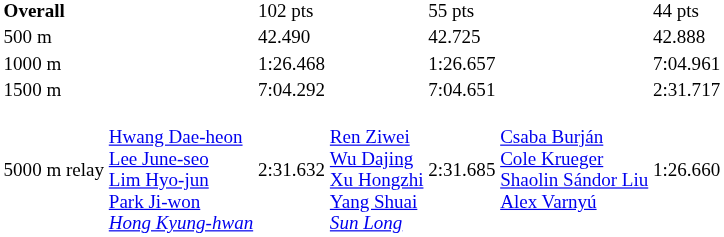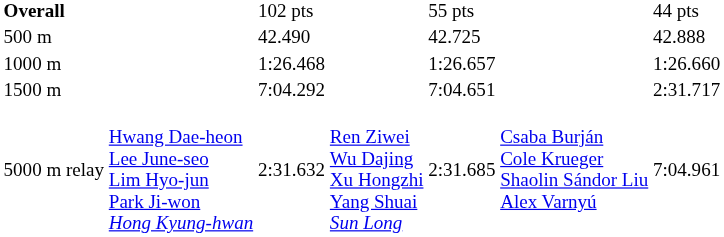(687, 63) 7:04.961 -> (687, 63) 1:26.660
(687, 169) 1:26.660 -> (687, 169) 7:04.961
